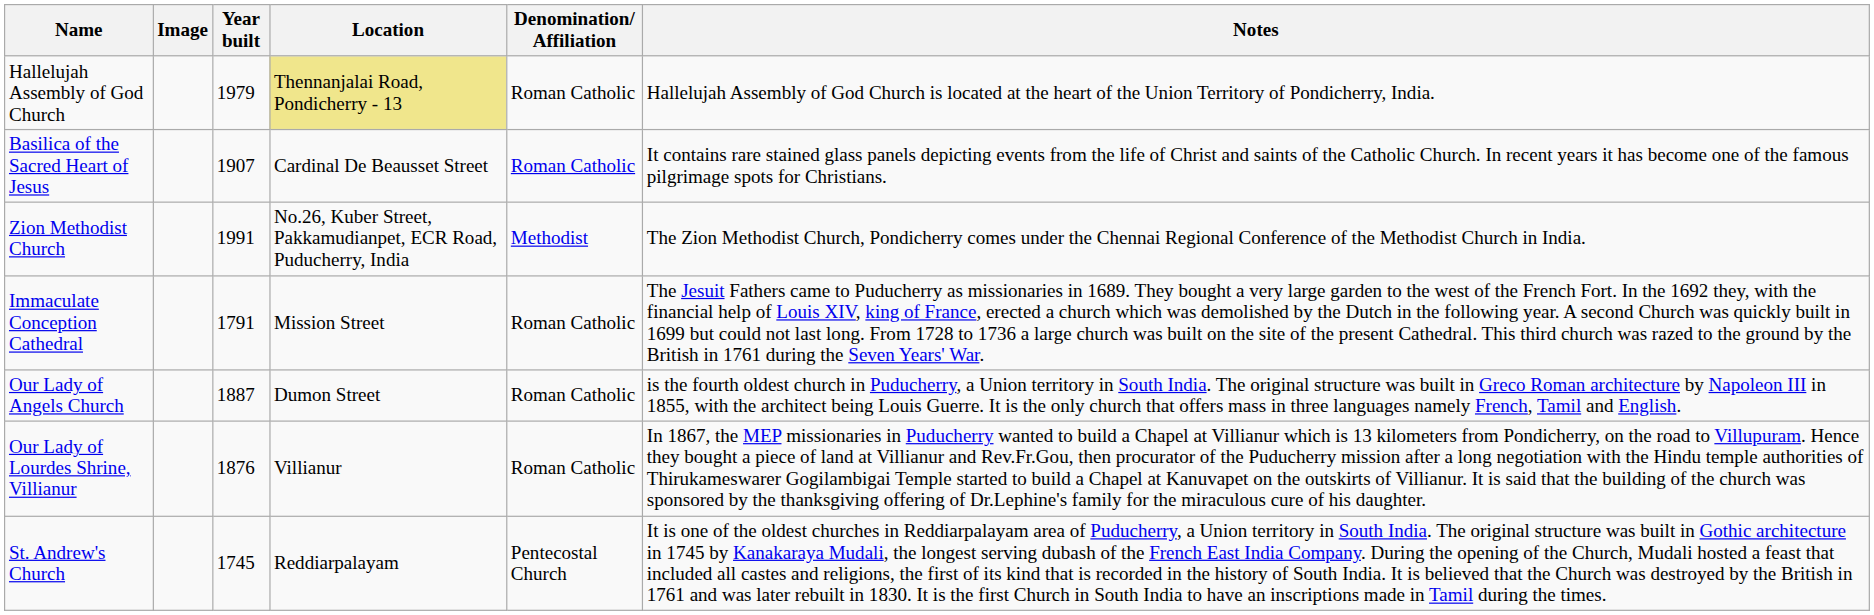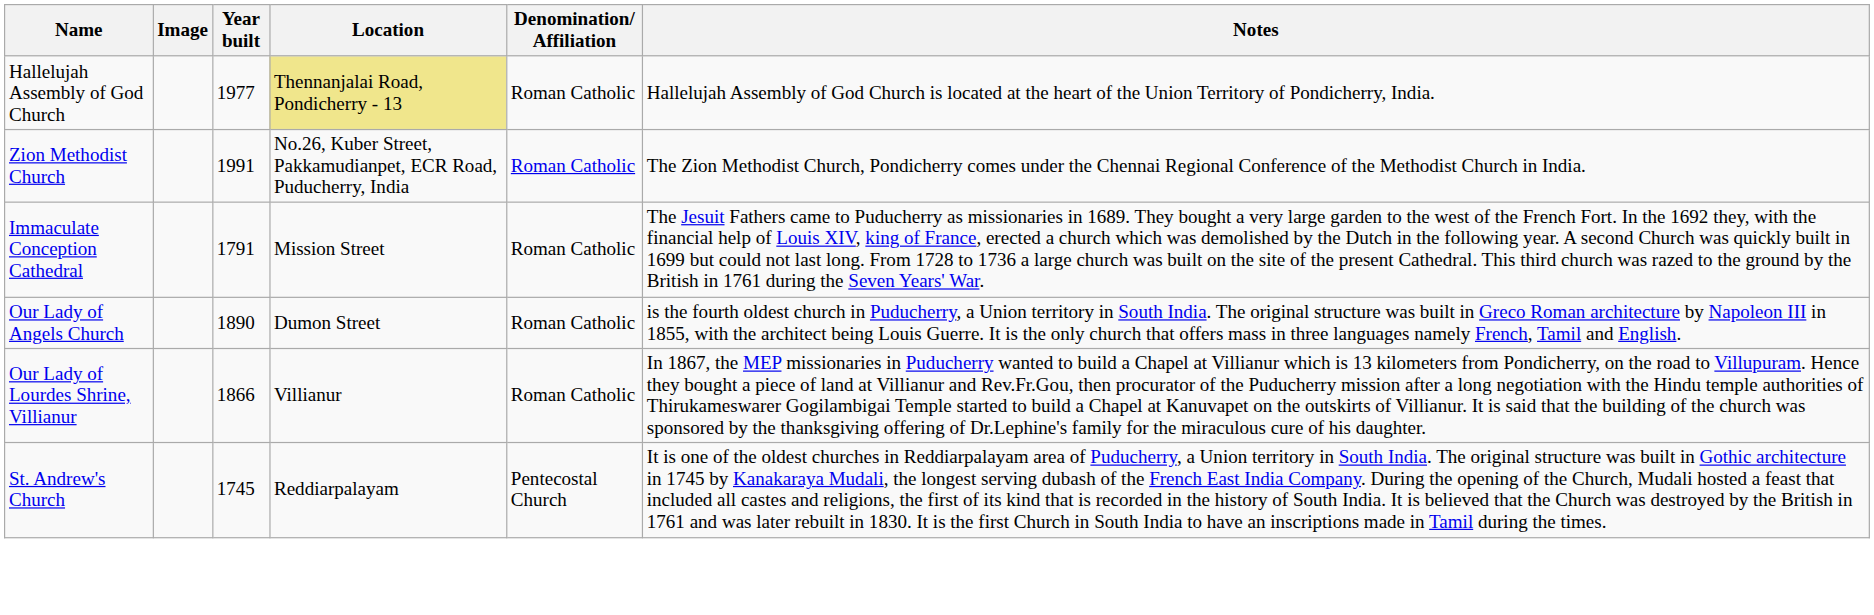(236, 92) 1979 -> (236, 92) 1977
- row: (69, 165)
(549, 238) Methodist -> (573, 165) Roman Catholic
(236, 395) 1887 -> (236, 322) 1890
(236, 468) 1876 -> (236, 395) 1866
